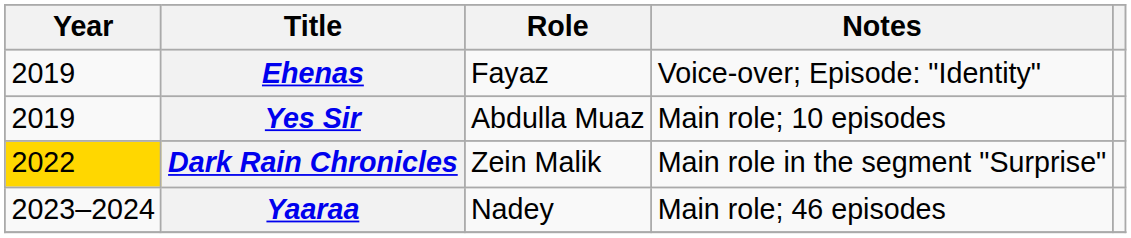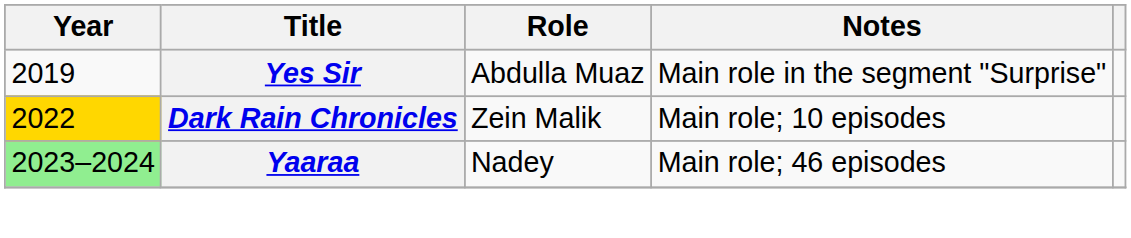- row: (313, 72)
(802, 118) Main role; 10 episodes -> (882, 72) Main role in the segment "Surprise"
(882, 163) Main role in the segment "Surprise" -> (802, 118) Main role; 10 episodes
(83, 208) no background -> (83, 163) lightgreen background
